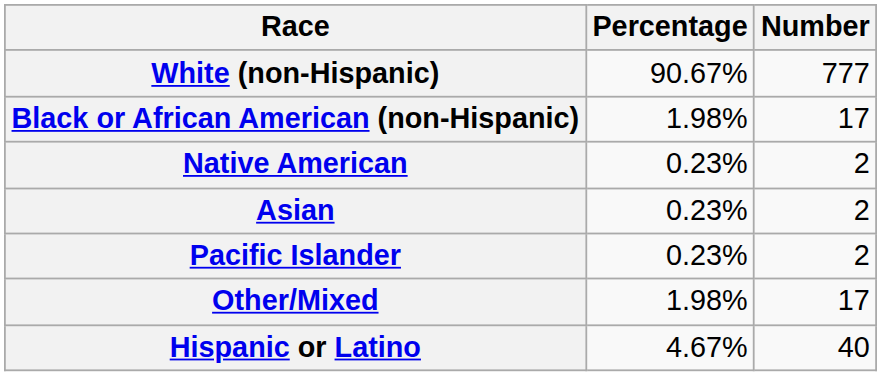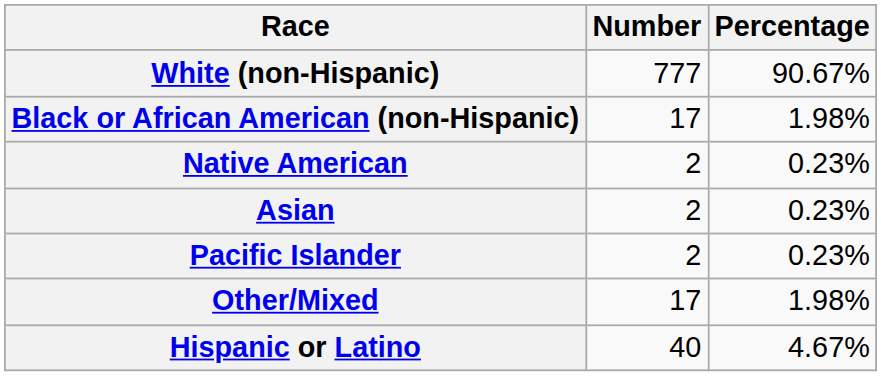columns swapped: (815, 27) <-> (670, 27)
